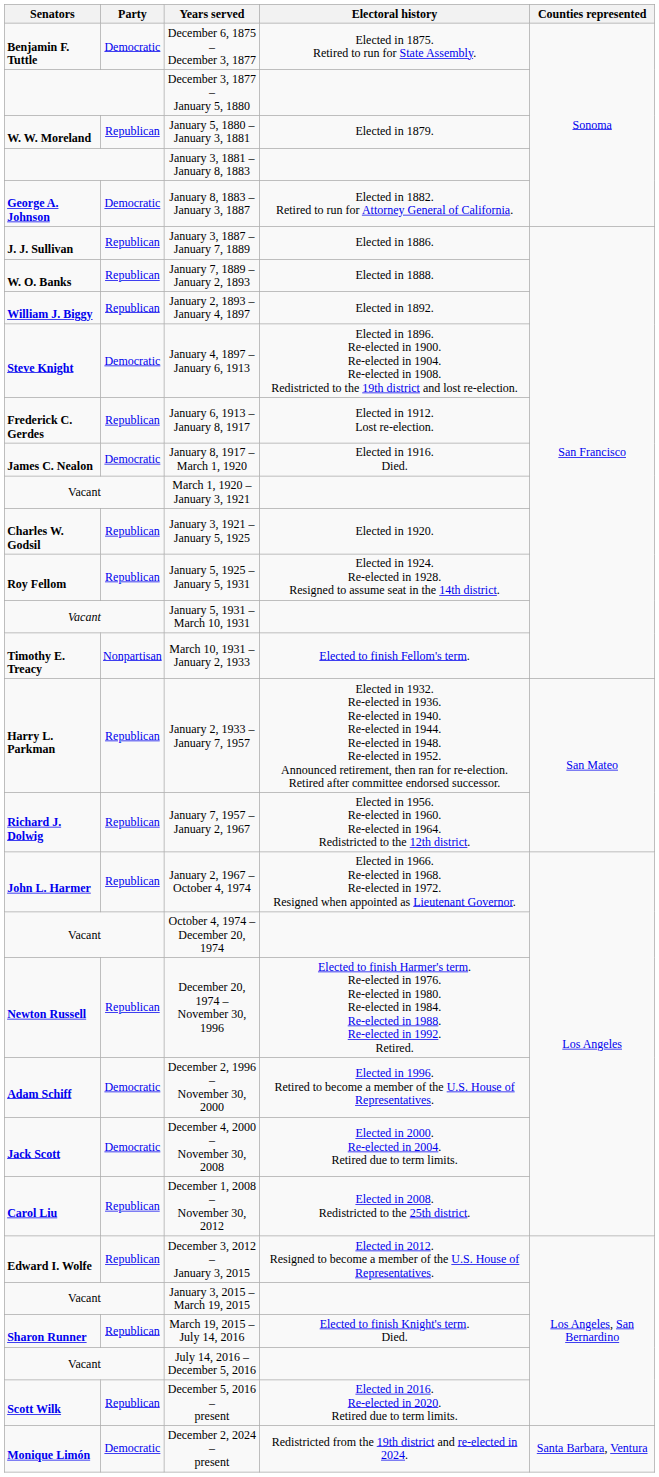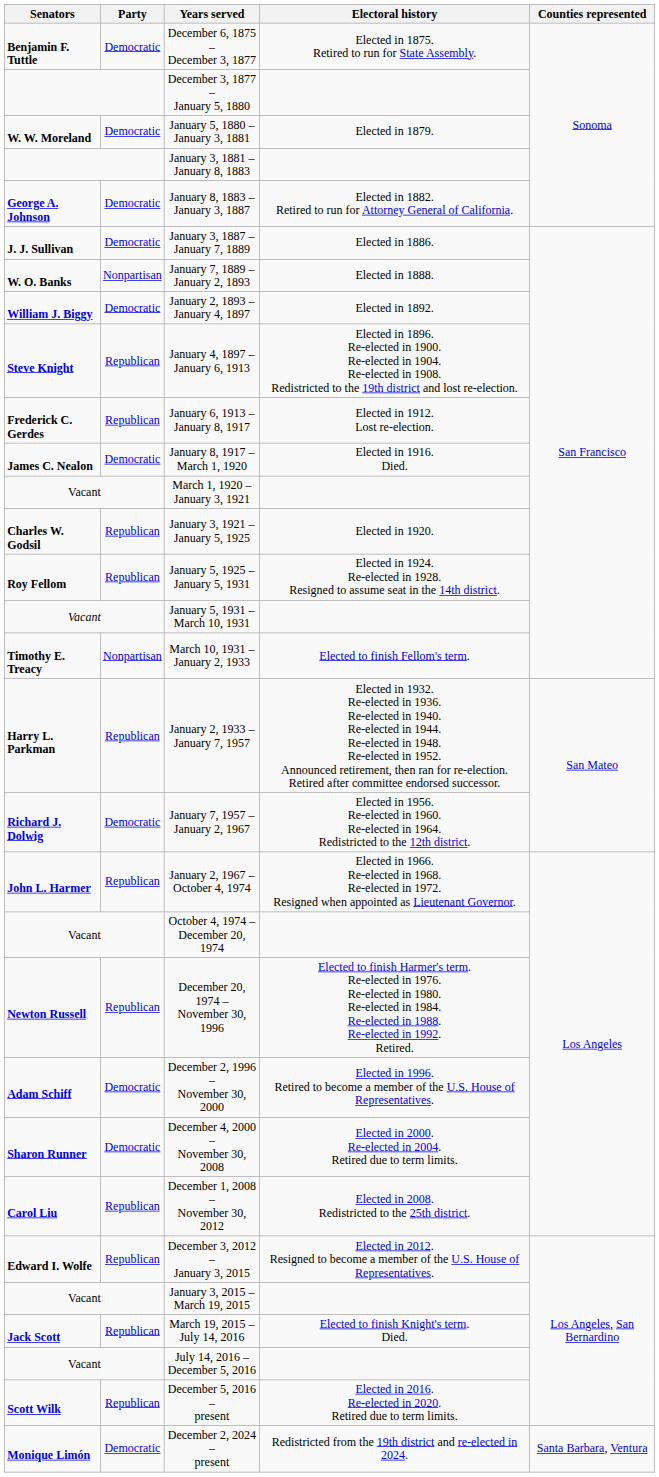(132, 131) Republican -> (132, 131) Democratic
(132, 242) Republican -> (132, 242) Democratic
(132, 275) Republican -> (132, 275) Nonpartisan
(132, 308) Republican -> (132, 308) Democratic
(132, 360) Democratic -> (132, 360) Republican
(132, 822) Republican -> (132, 822) Democratic
(34, 1153) Jack Scott -> (47, 1153) Sharon Runner
(47, 1337) Sharon Runner -> (34, 1337) Jack Scott
